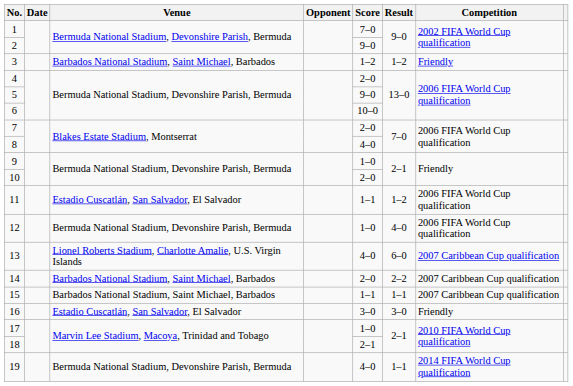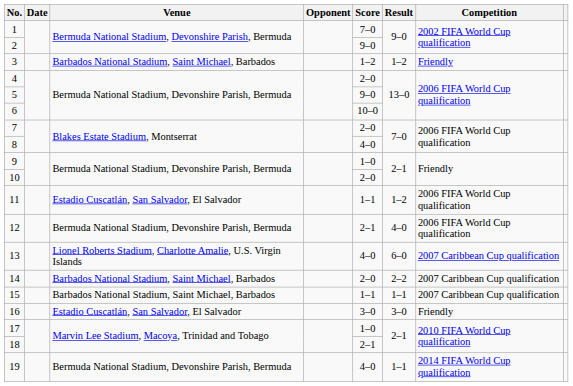(368, 228) 1–0 -> (368, 228) 2–1
